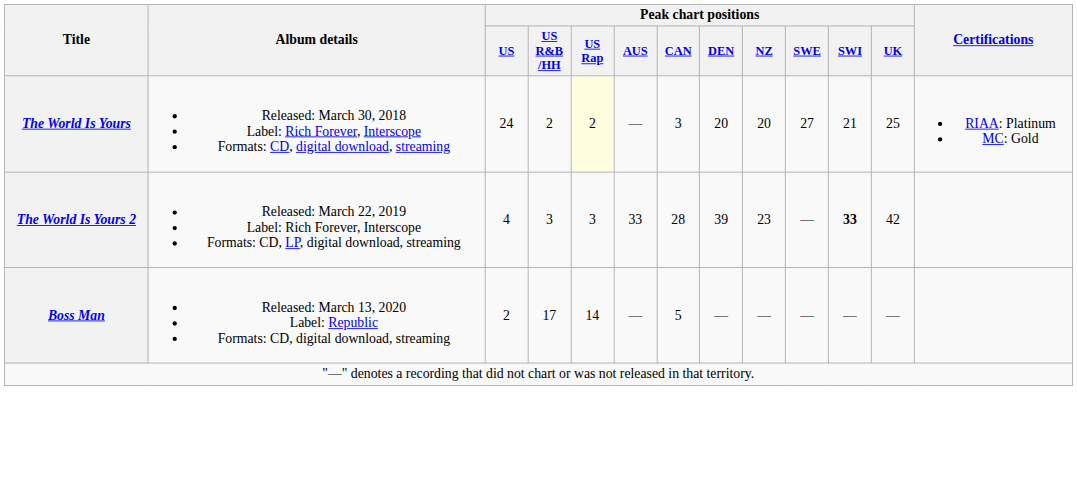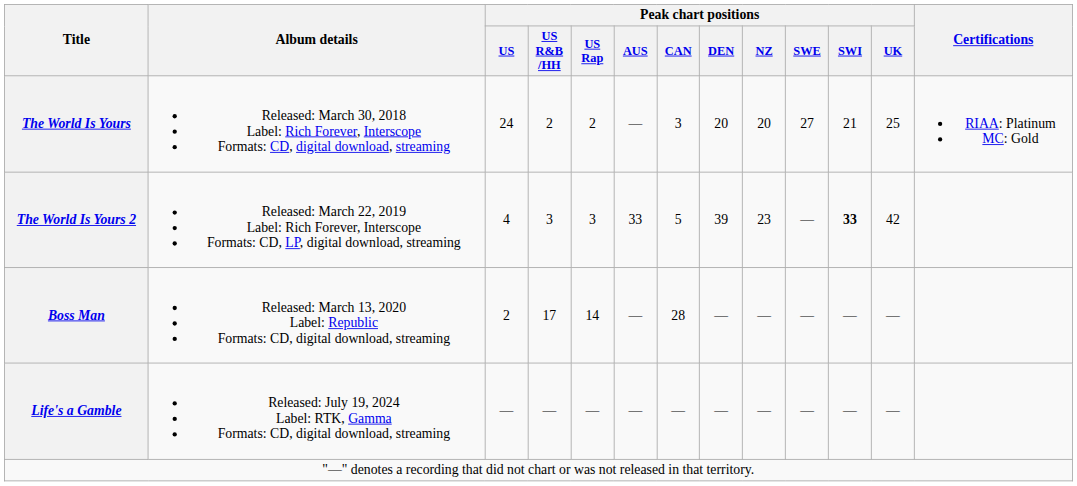(592, 123) lightyellow background -> (592, 123) no background
(678, 219) 28 -> (678, 219) 5
(678, 315) 5 -> (678, 315) 28
+ row: (76, 411)
